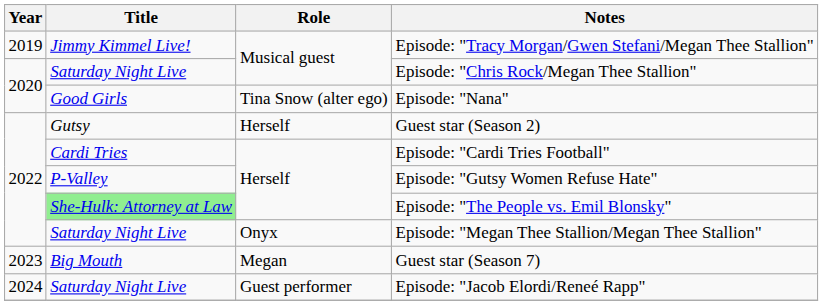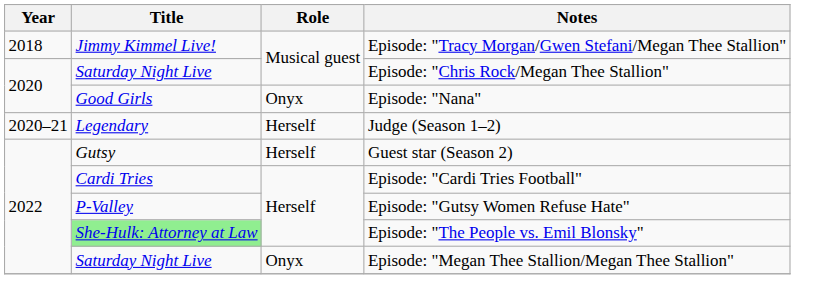(25, 44) 2019 -> (25, 44) 2018
(314, 98) Tina Snow (alter ego) -> (284, 98) Onyx
+ row: (434, 125)
- row: (468, 260)
- row: (520, 286)
